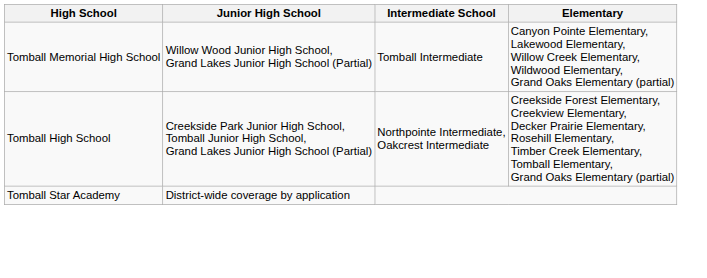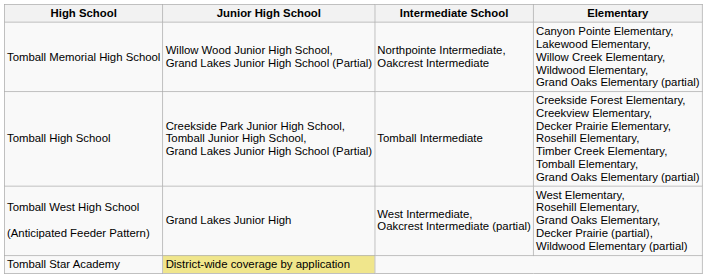(430, 57) Tomball Intermediate -> (441, 57) Northpointe Intermediate, Oakcrest Intermediate
(441, 139) Northpointe Intermediate, Oakcrest Intermediate -> (430, 139) Tomball Intermediate
+ row: (78, 220)
(258, 195) no background -> (258, 264) khaki background
